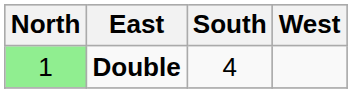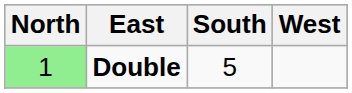(230, 66) 4 -> (230, 66) 5
